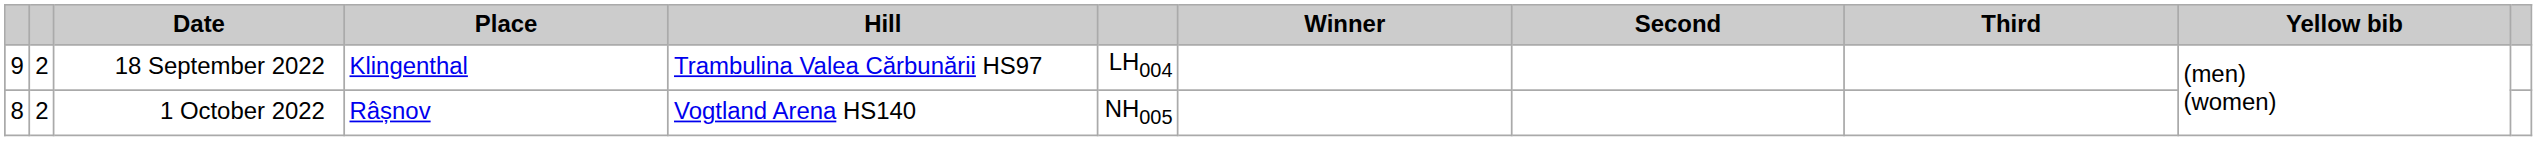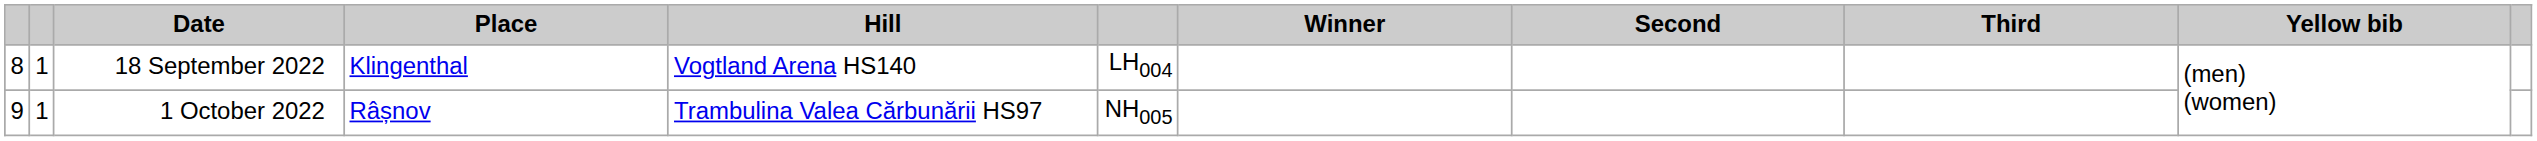(17, 66) 9 -> (17, 66) 8
(42, 66) 2 -> (42, 66) 1
(858, 66) Trambulina Valea Cărbunării HS97 -> (795, 66) Vogtland Arena HS140
(17, 111) 8 -> (17, 111) 9
(42, 111) 2 -> (42, 111) 1
(795, 111) Vogtland Arena HS140 -> (858, 111) Trambulina Valea Cărbunării HS97
